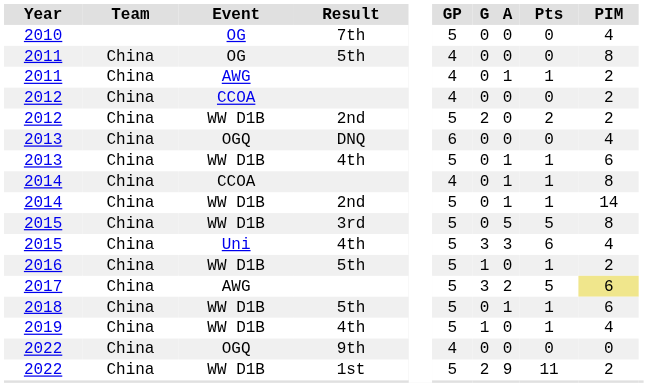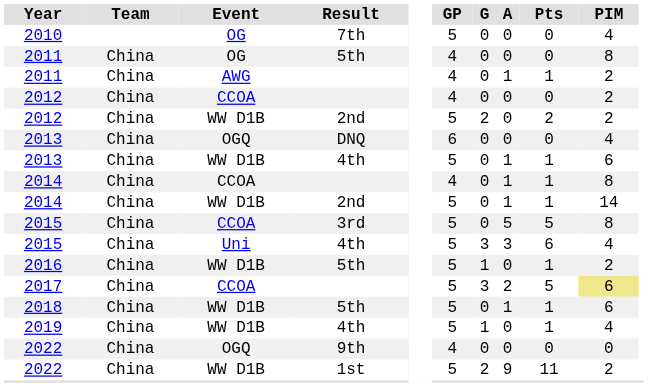(236, 224) WW D1B -> (236, 224) CCOA
(236, 286) AWG -> (236, 286) CCOA
